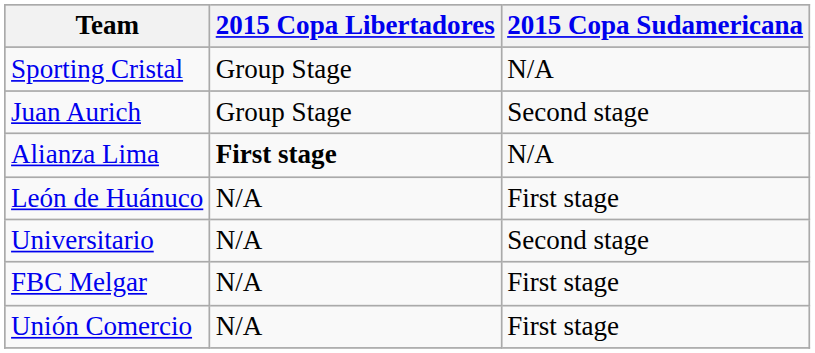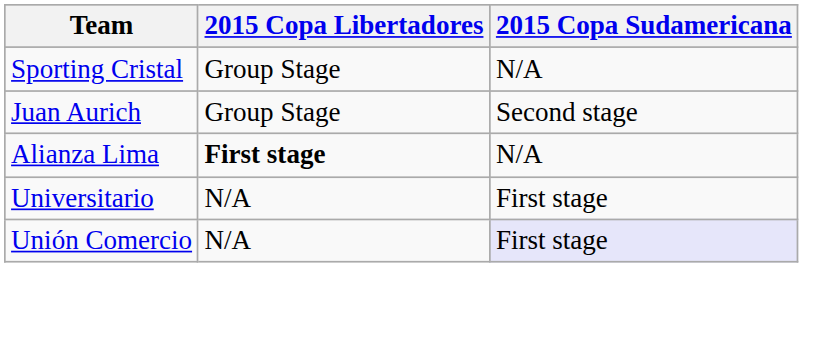- row: (107, 197)
(578, 240) Second stage -> (552, 197) First stage
- row: (79, 283)
(563, 326) no background -> (552, 240) lavender background
